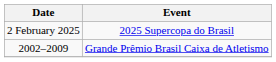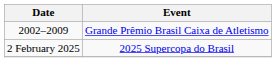rows swapped: (43, 48) <-> (43, 30)
